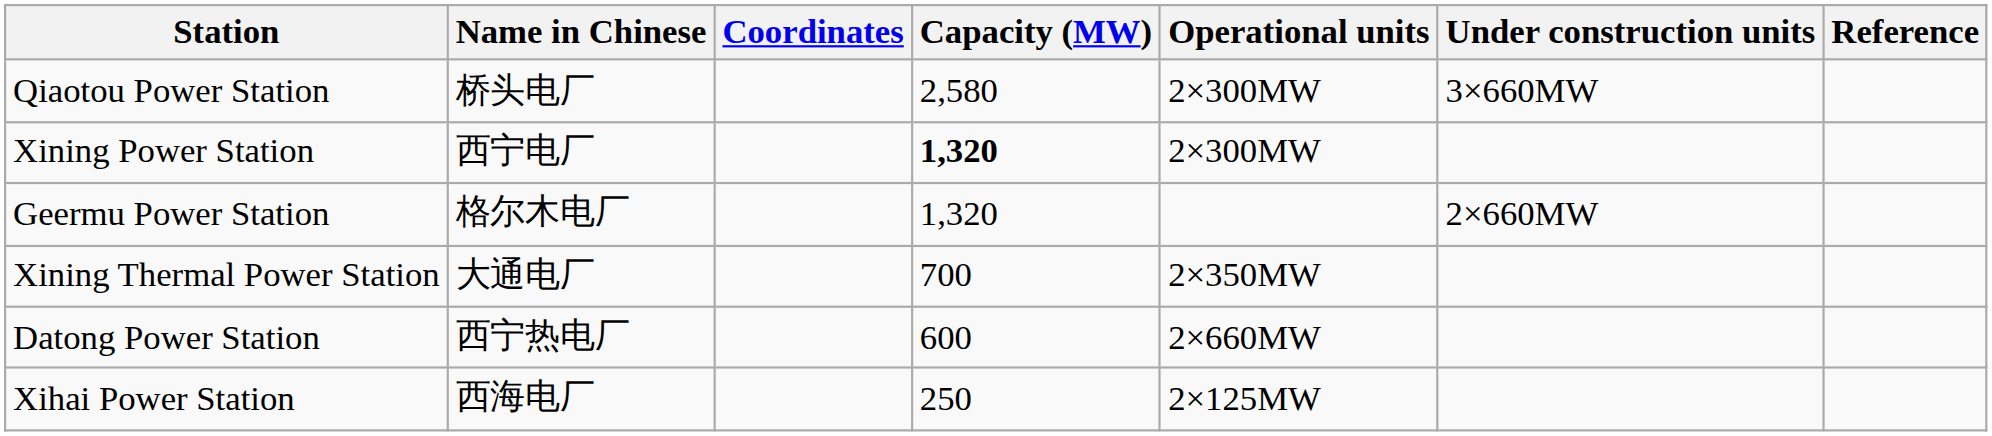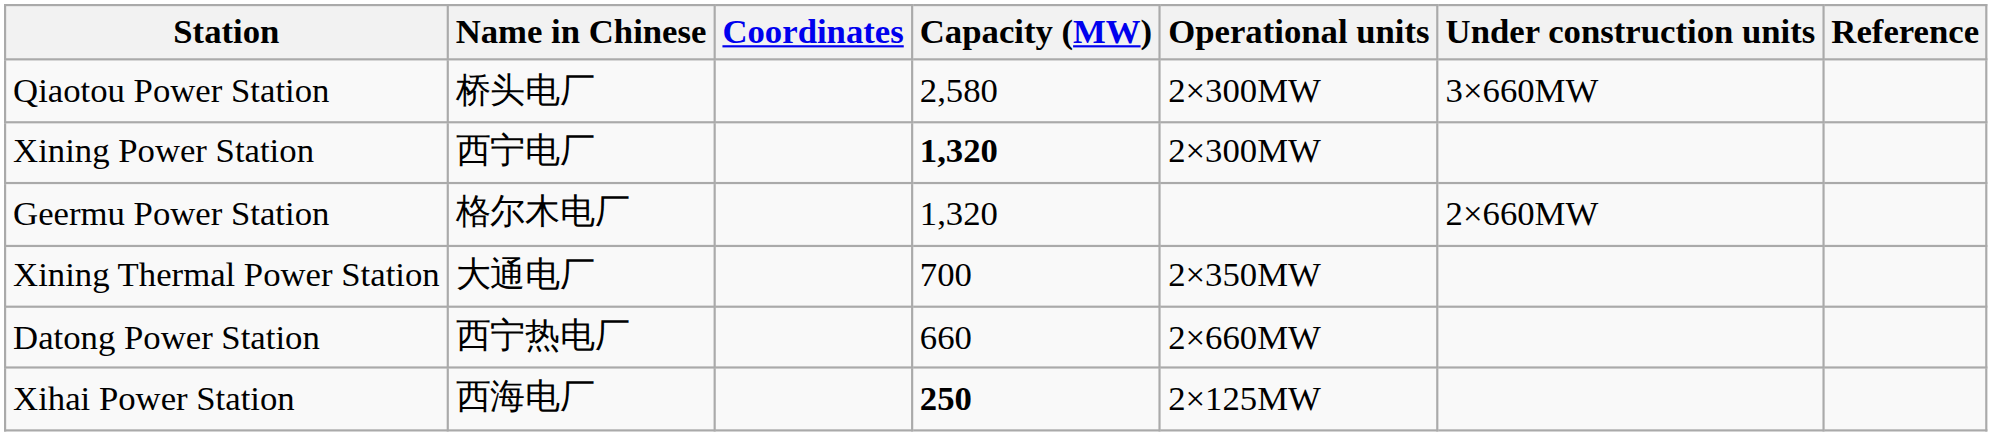(946, 336) 600 -> (946, 336) 660
(946, 398) normal -> (946, 398) bold
